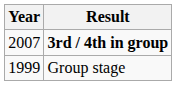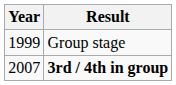rows swapped: (86, 67) <-> (108, 42)
